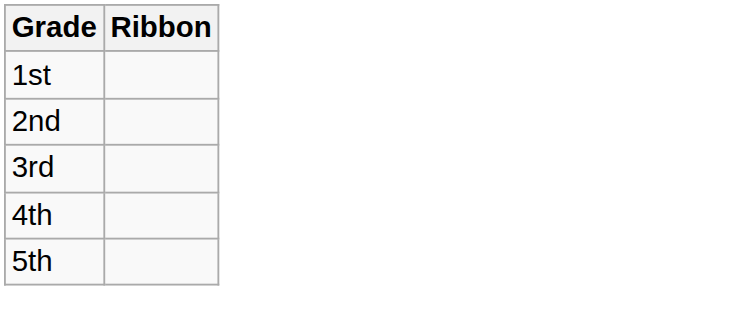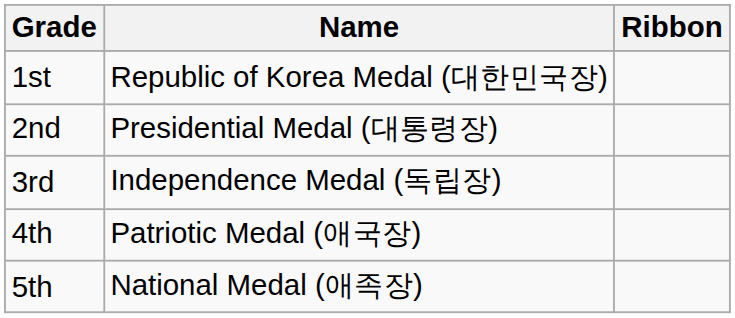+ column: (359, 27)
